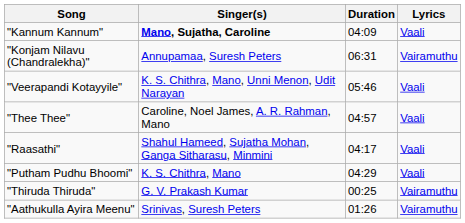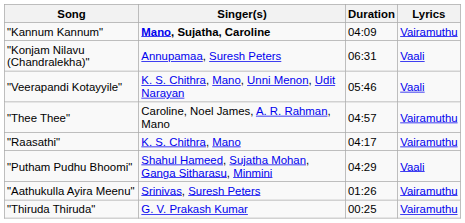(412, 32) Vaali -> (429, 32) Vairamuthu
(429, 56) Vairamuthu -> (412, 56) Vaali
(412, 118) Vaali -> (429, 118) Vairamuthu
(225, 148) Shahul Hameed, Sujatha Mohan, Ganga Sitharasu, Minmini -> (191, 142) K. S. Chithra, Mano
(412, 148) Vaali -> (429, 142) Vairamuthu
(191, 173) K. S. Chithra, Mano -> (225, 166) Shahul Hameed, Sujatha Mohan, Ganga Sitharasu, Minmini
rows swapped: (51, 191) <-> (71, 209)
